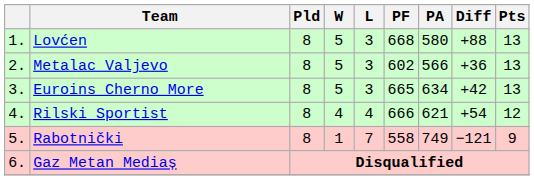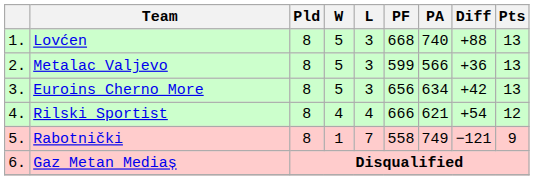(435, 41) 580 -> (435, 41) 740
(401, 65) 602 -> (401, 65) 599
(401, 90) 665 -> (401, 90) 656
